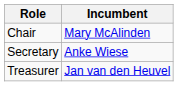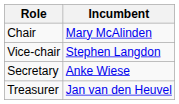+ row: (34, 52)
